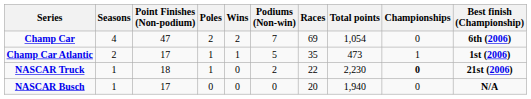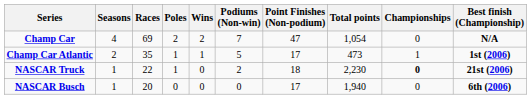columns swapped: (313, 17) <-> (165, 17)
(490, 39) 6th (2006) -> (490, 39) N/A
(490, 86) N/A -> (490, 86) 6th (2006)
